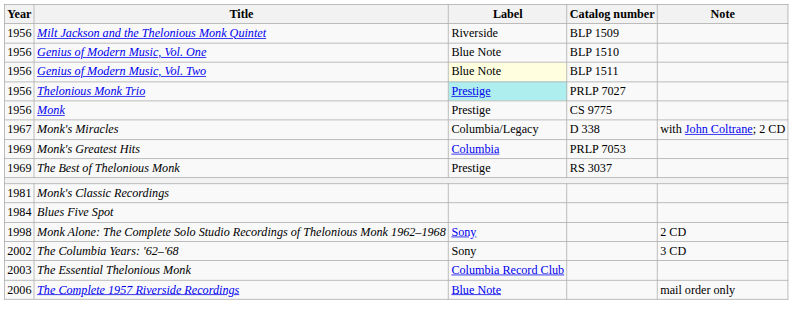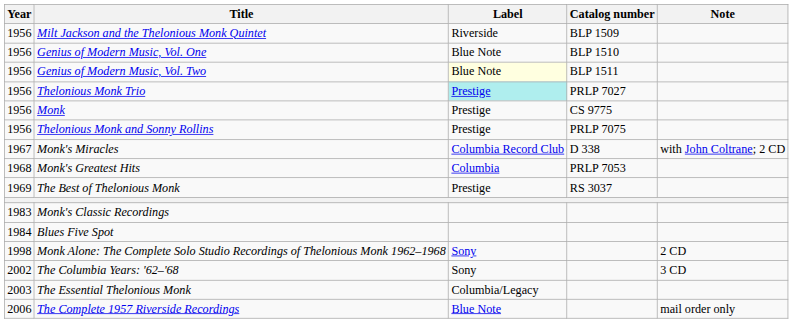+ row: (125, 129)
(495, 129) Columbia/Legacy -> (508, 149) Columbia Record Club
(19, 149) 1969 -> (19, 168) 1968
(19, 193) 1981 -> (19, 212) 1983
(508, 270) Columbia Record Club -> (495, 289) Columbia/Legacy
